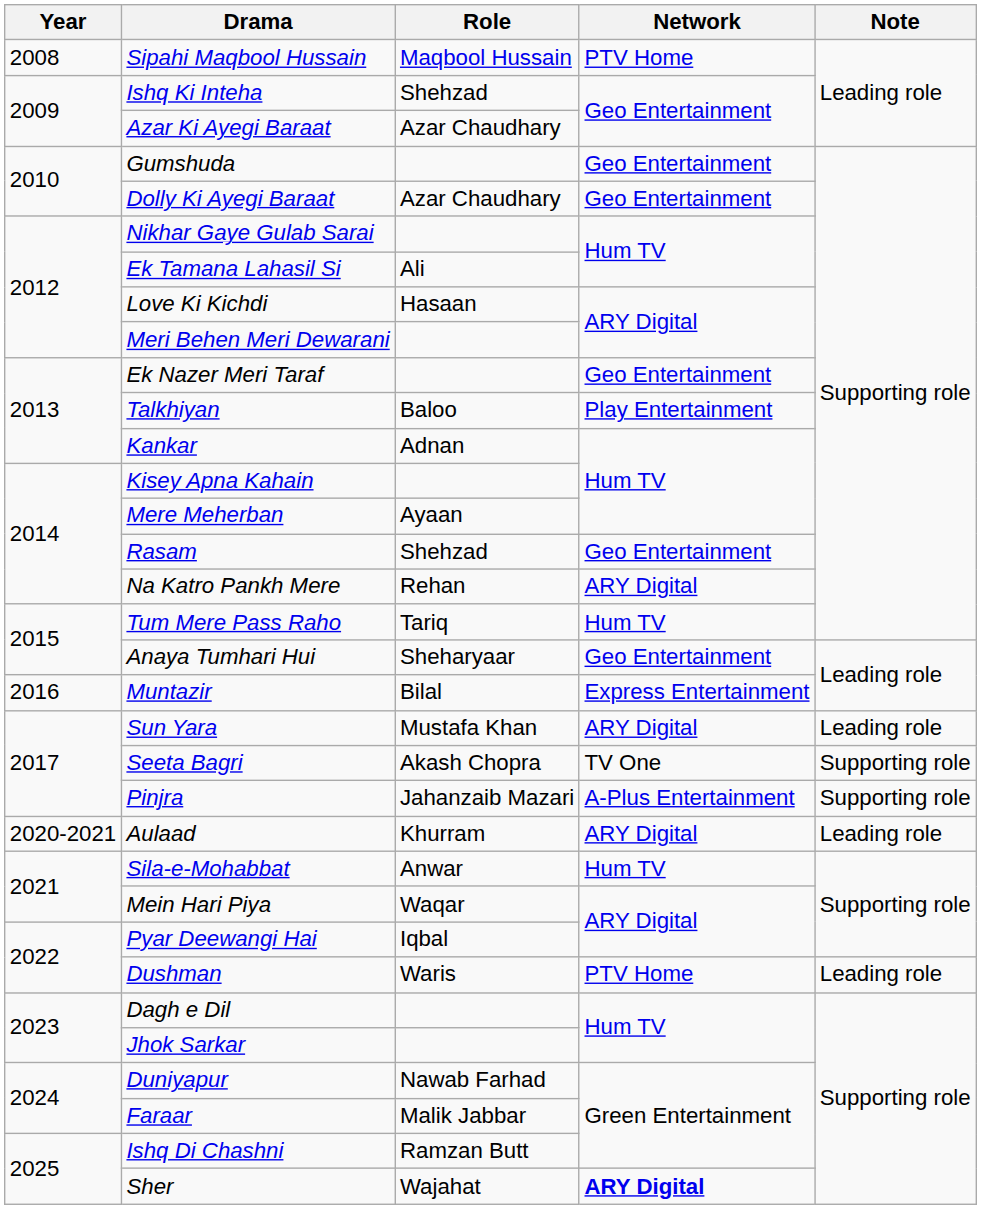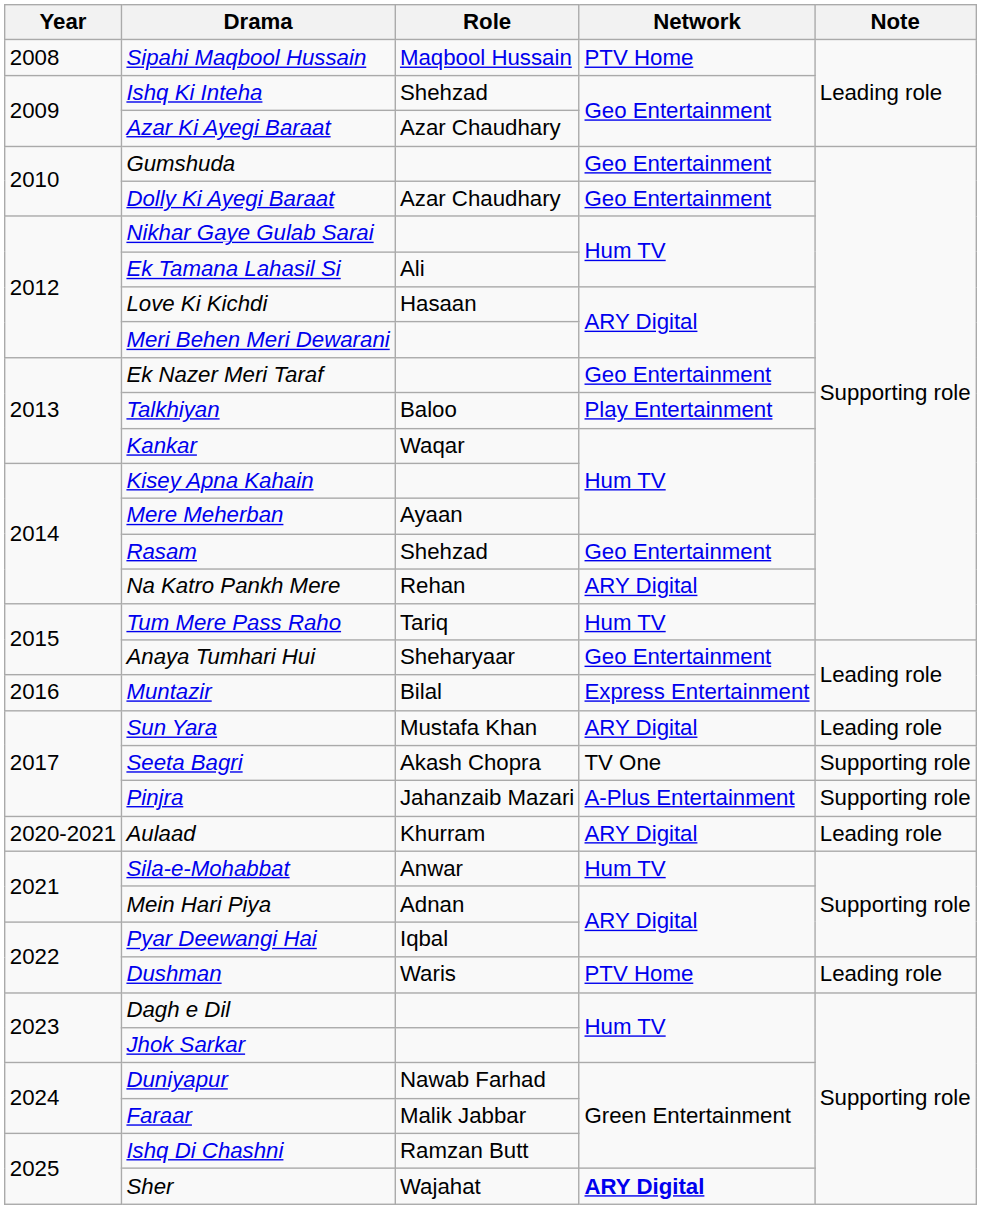(432, 445) Adnan -> (432, 445) Waqar
(432, 903) Waqar -> (432, 903) Adnan
